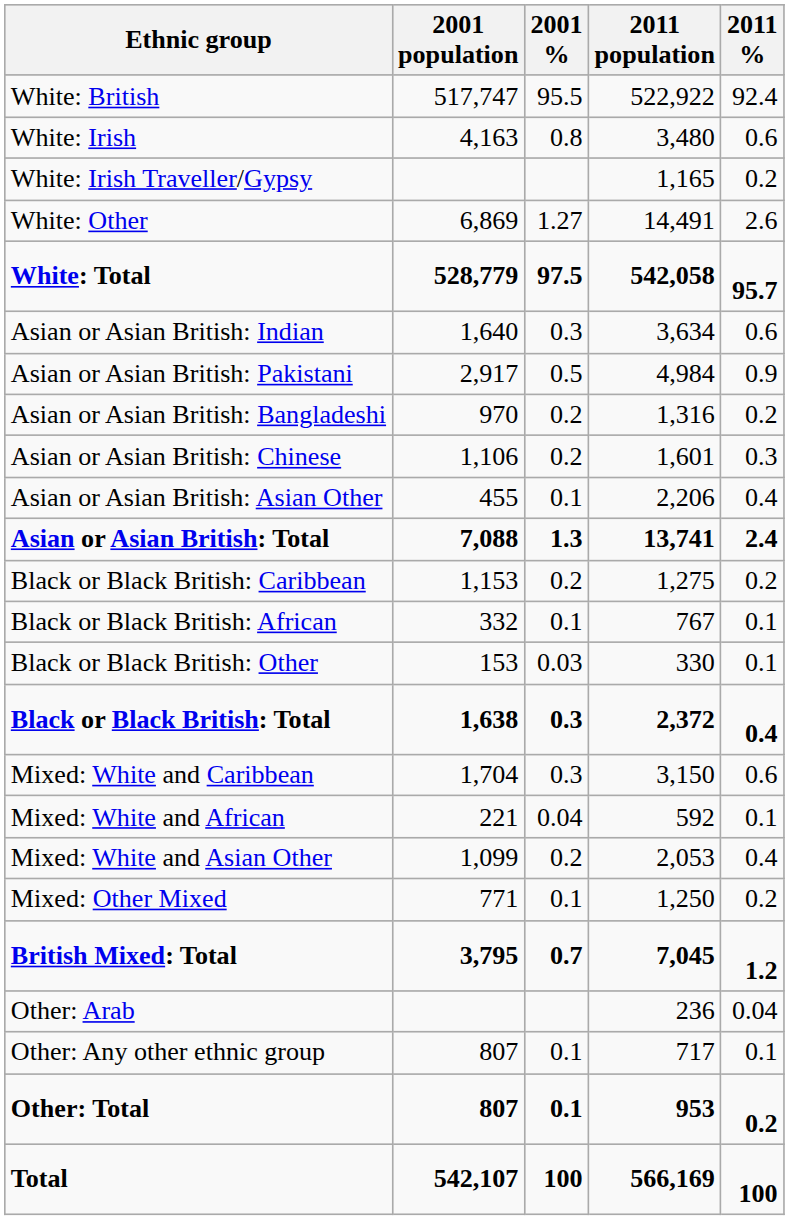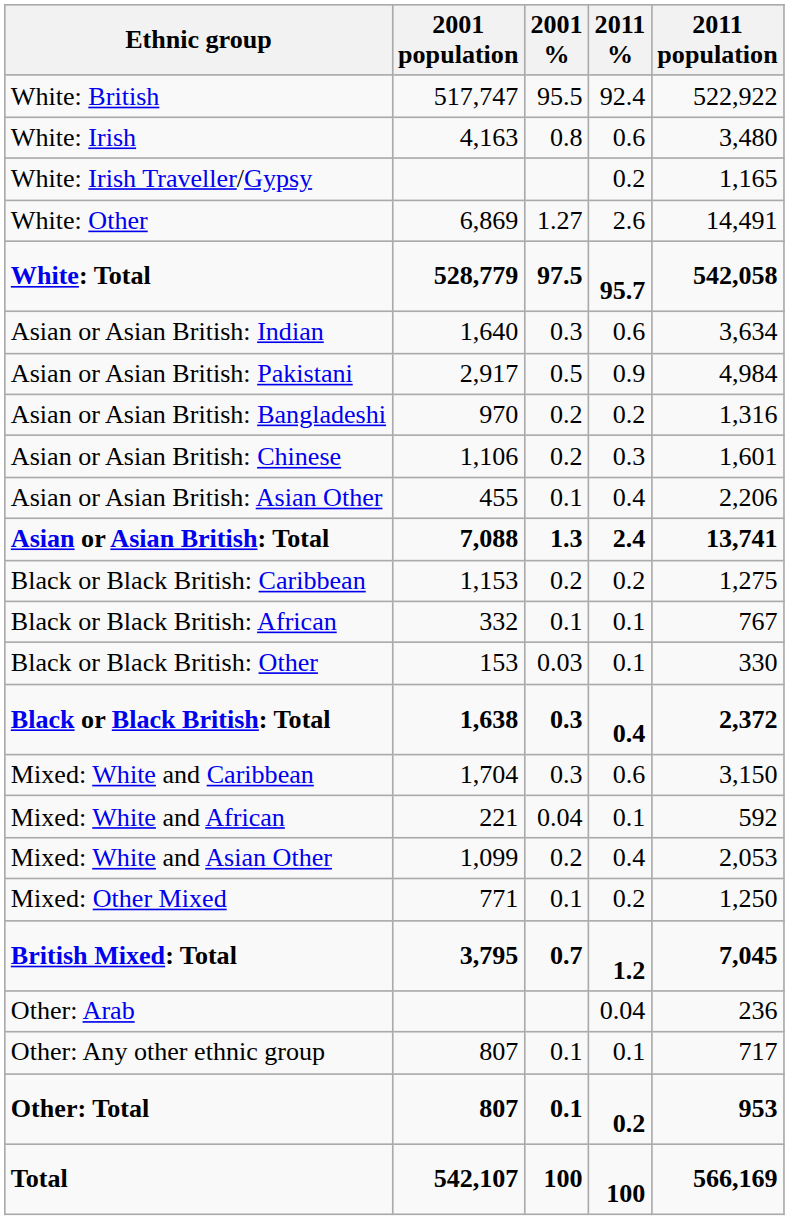columns swapped: (655, 39) <-> (752, 39)
